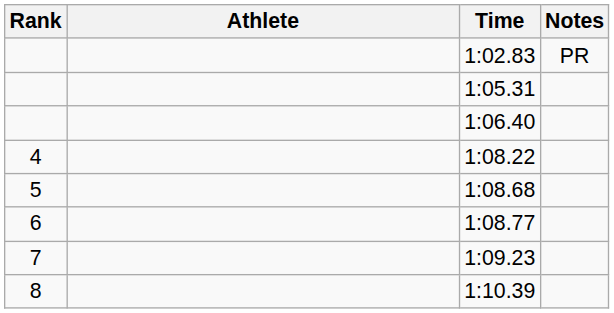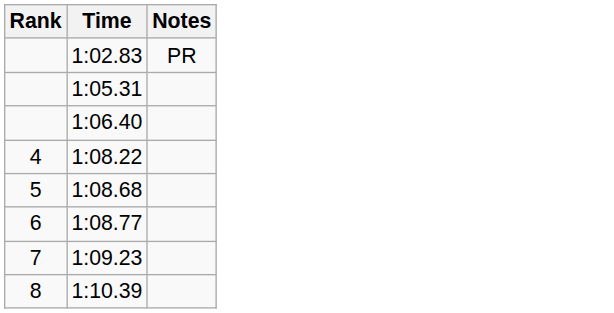- column: (263, 21)
